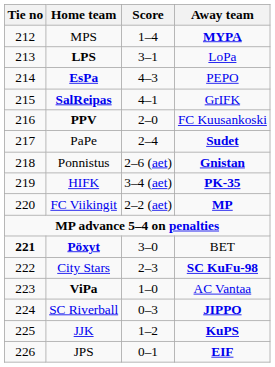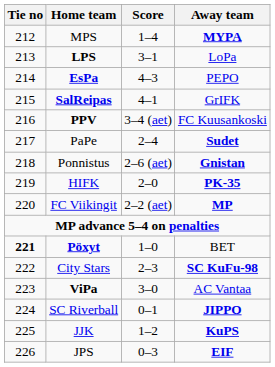(148, 120) 2–0 -> (148, 120) 3–4 (aet)
(148, 183) 3–4 (aet) -> (148, 183) 2–0
(148, 246) 3–0 -> (148, 246) 1–0
(148, 288) 1–0 -> (148, 288) 3–0
(148, 309) 0–3 -> (148, 309) 0–1
(148, 352) 0–1 -> (148, 352) 0–3
